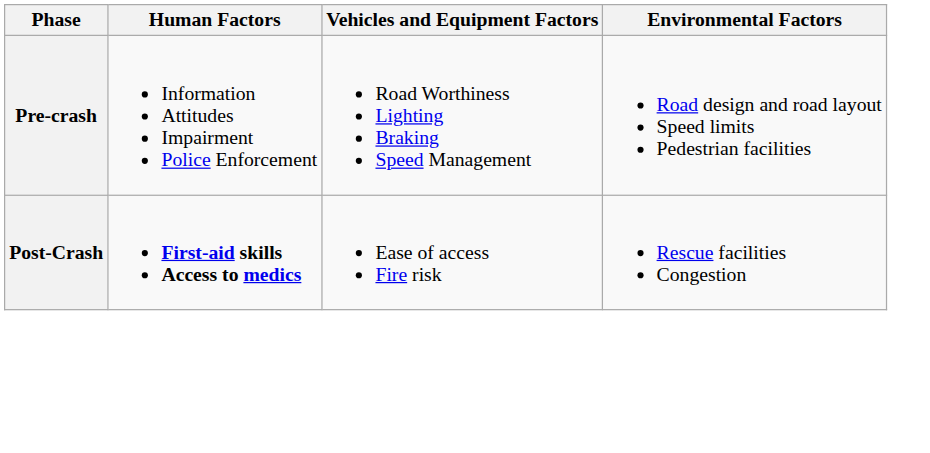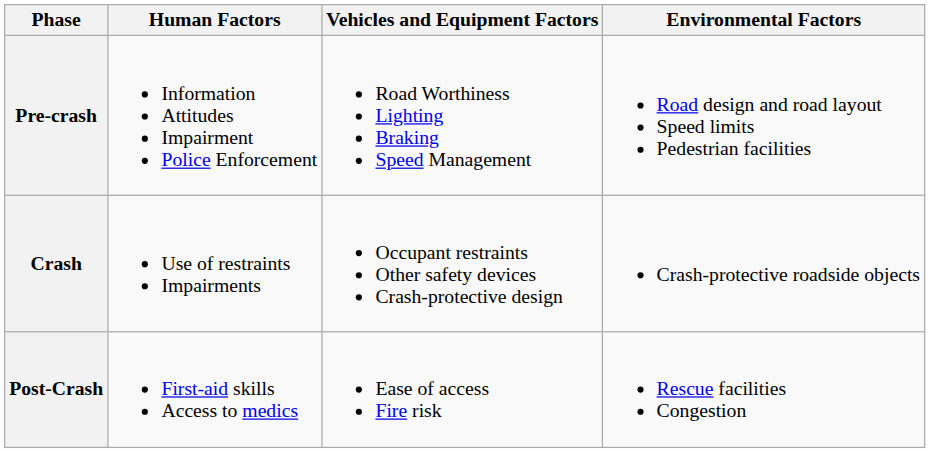+ row: (56, 263)
(215, 263) bold -> (215, 400) normal
